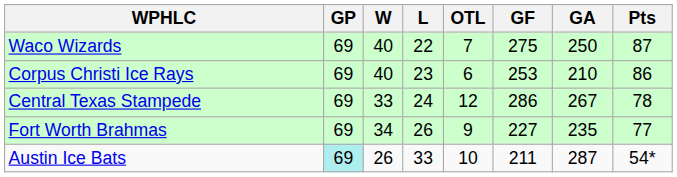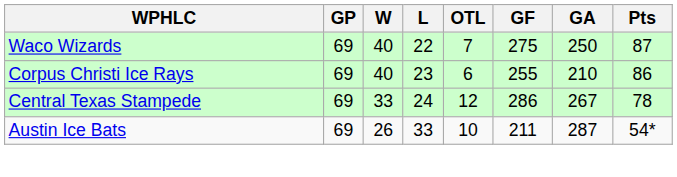(523, 74) 253 -> (523, 74) 255
- row: (88, 130)
(343, 158) paleturquoise background -> (343, 130) no background
